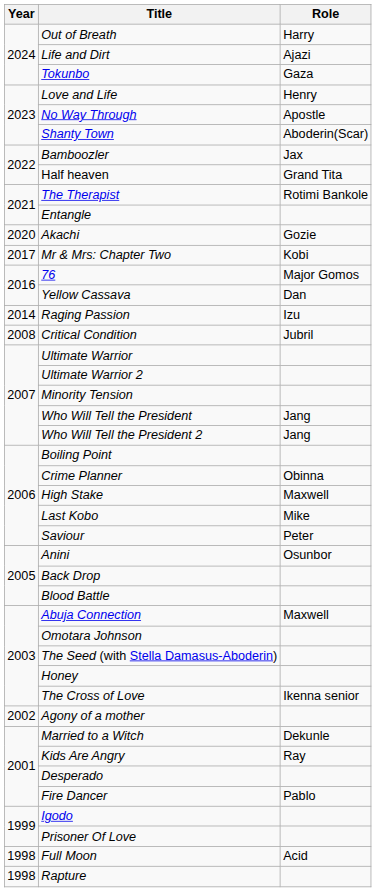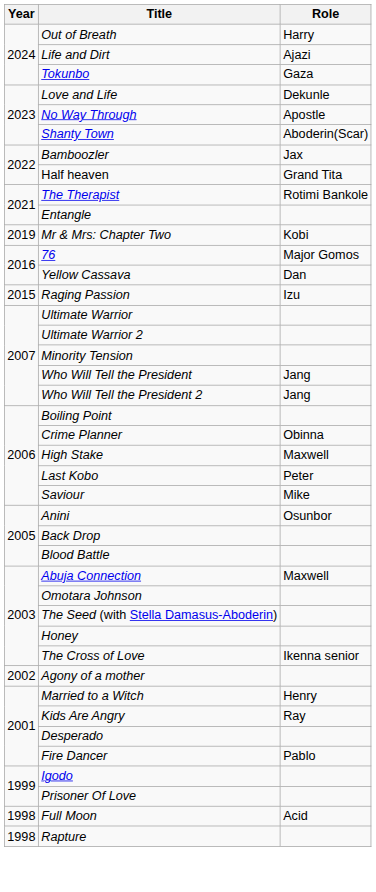(300, 94) Henry -> (306, 94) Dekunle
- row: (60, 235)
(21, 255) 2017 -> (21, 235) 2019
(21, 315) 2014 -> (21, 295) 2015
- row: (89, 335)
(296, 515) Mike -> (298, 475) Peter
(298, 535) Peter -> (296, 495) Mike
(306, 736) Dekunle -> (300, 696) Henry
